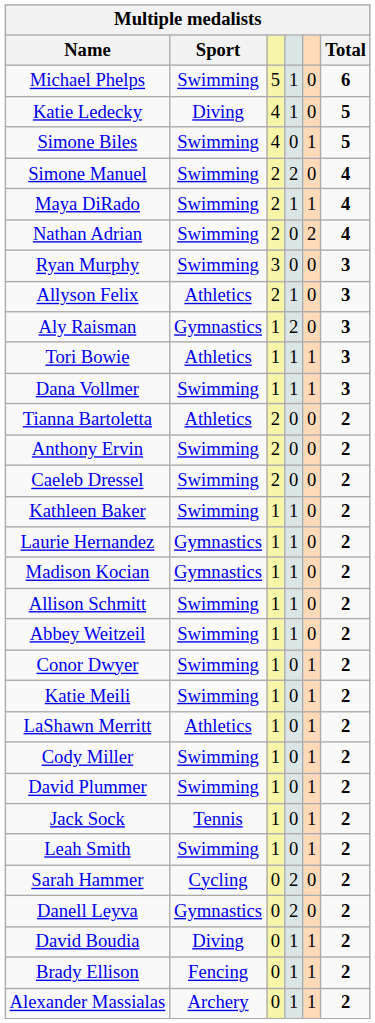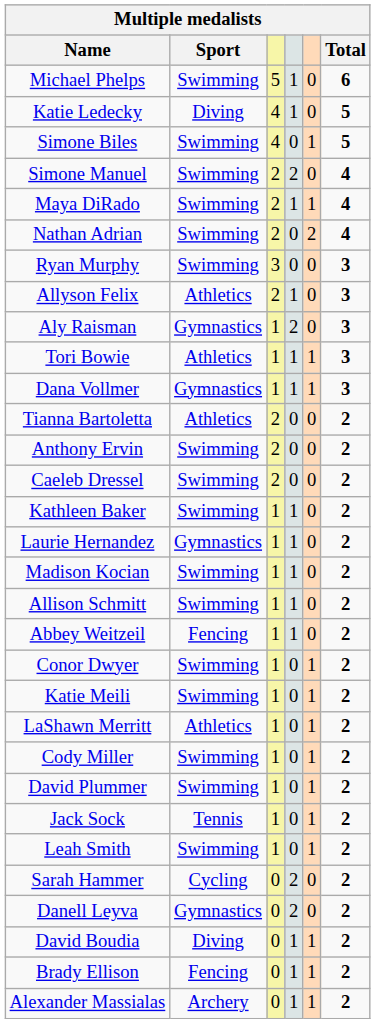(218, 388) Swimming -> (218, 388) Gymnastics
(218, 572) Gymnastics -> (218, 572) Swimming
(218, 634) Swimming -> (218, 634) Fencing
